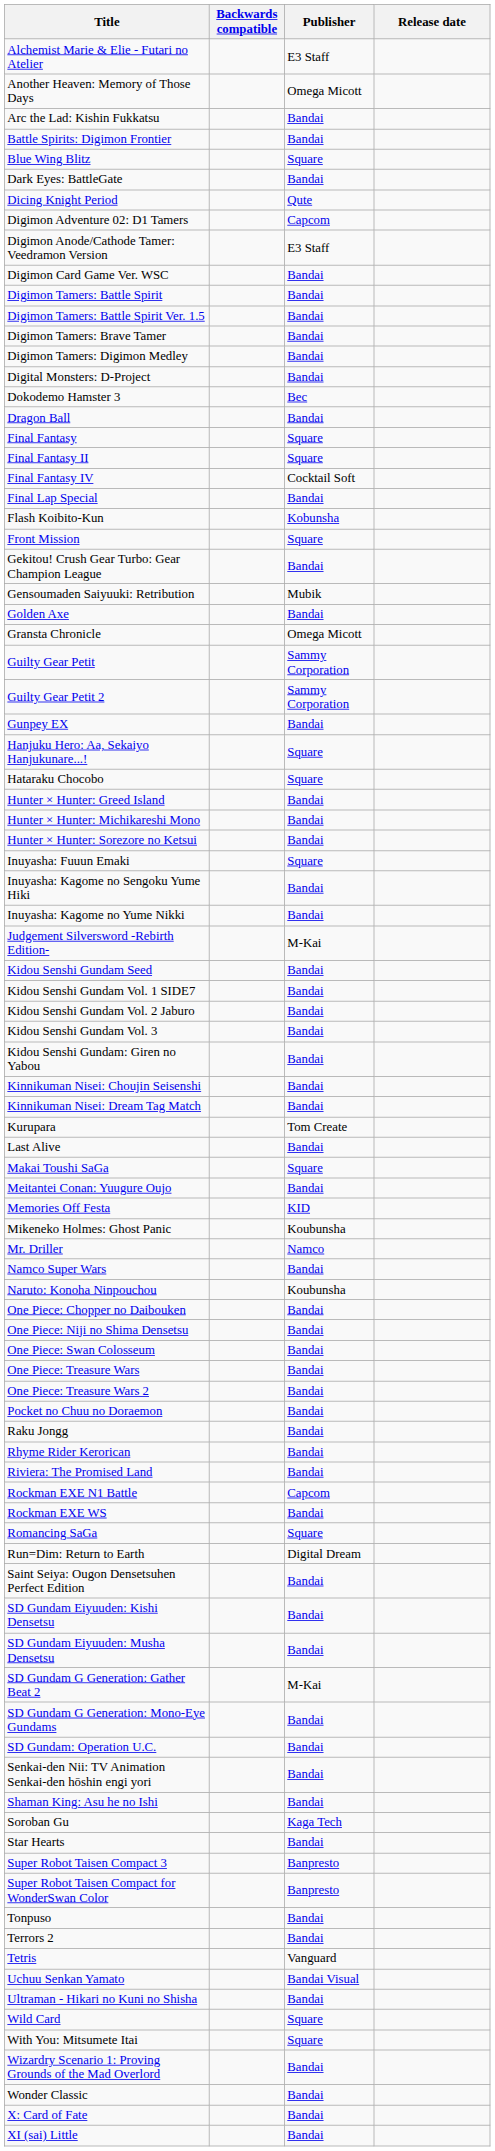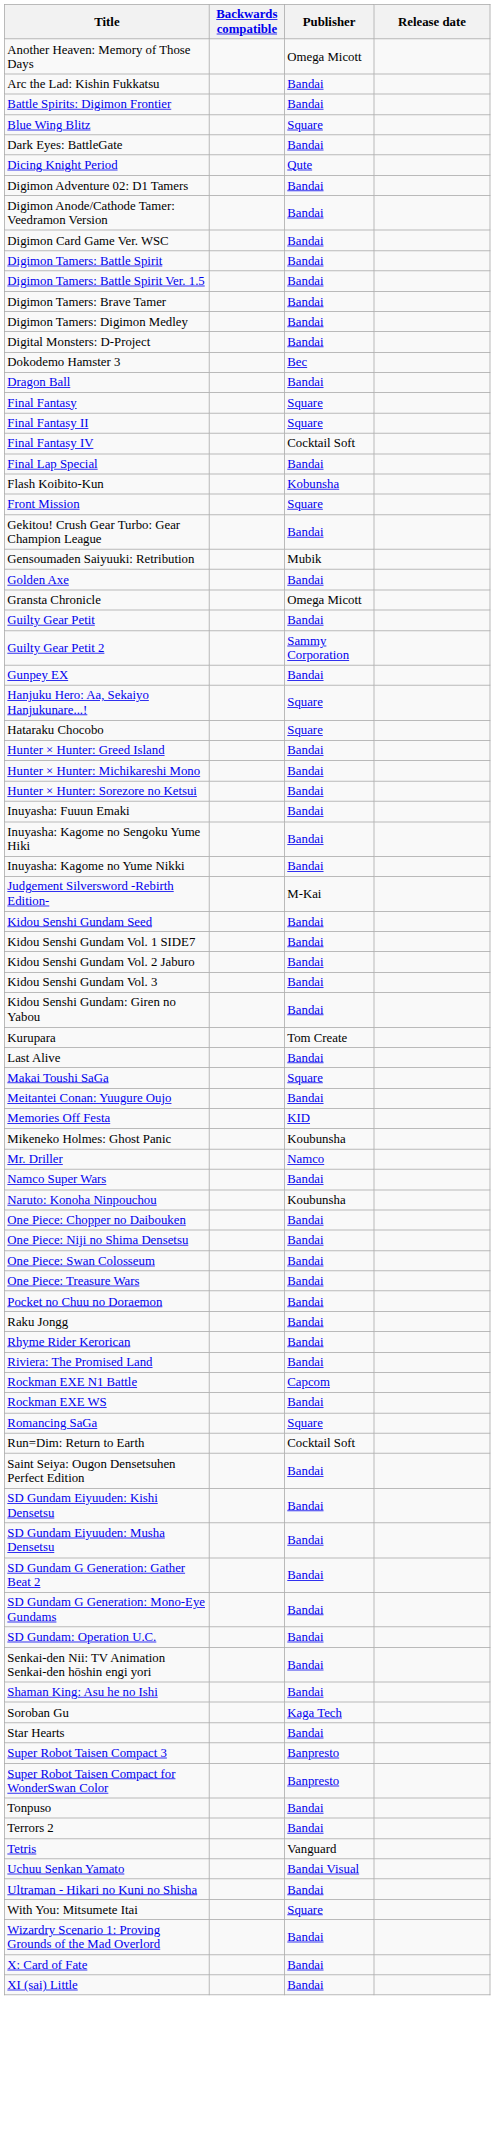- row: (98, 56)
(309, 220) Capcom -> (305, 185) Bandai
(308, 247) E3 Staff -> (305, 213) Bandai
(318, 662) Sammy Corporation -> (305, 620) Bandai
(305, 860) Square -> (305, 811) Bandai
- row: (104, 1086)
- row: (104, 1106)
- row: (78, 1391)
(324, 1553) Digital Dream -> (321, 1443) Cocktail Soft
(304, 1685) M-Kai -> (305, 1575) Bandai
- row: (34, 2019)
- row: (48, 2094)
